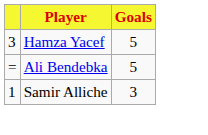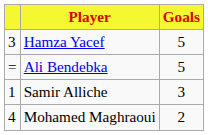+ row: (90, 117)
